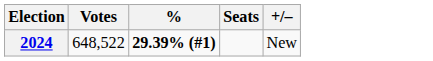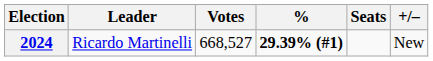+ column: (132, 17)
(98, 42) 648,522 -> (226, 42) 668,527
